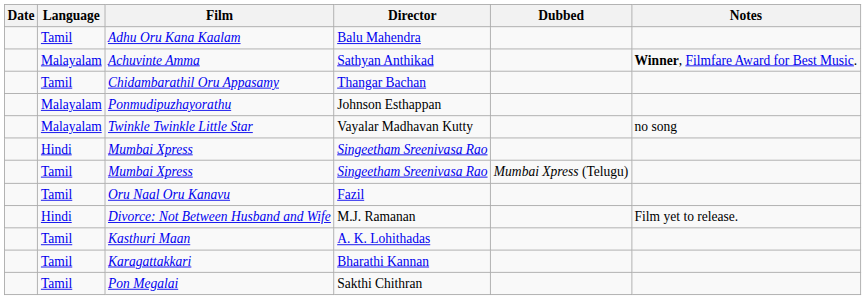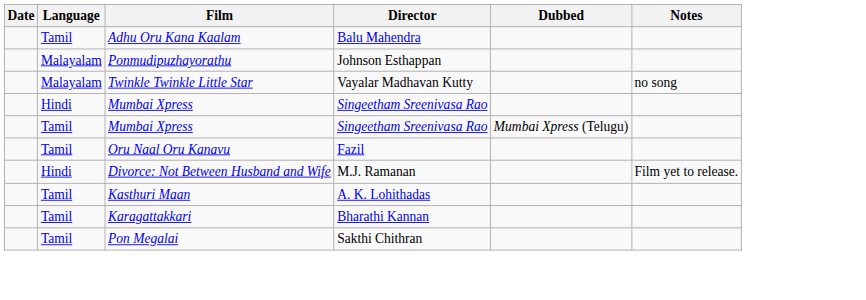- row: (71, 60)
- row: (57, 82)
